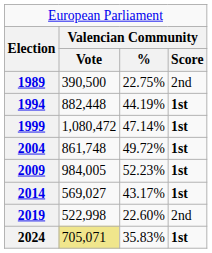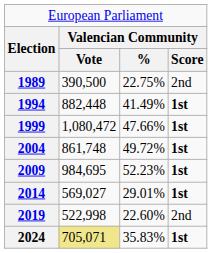(144, 103) 44.19% -> (144, 103) 41.49%
(144, 125) 47.14% -> (144, 125) 47.66%
(84, 170) 984,005 -> (84, 170) 984,695
(144, 192) 43.17% -> (144, 192) 29.01%
